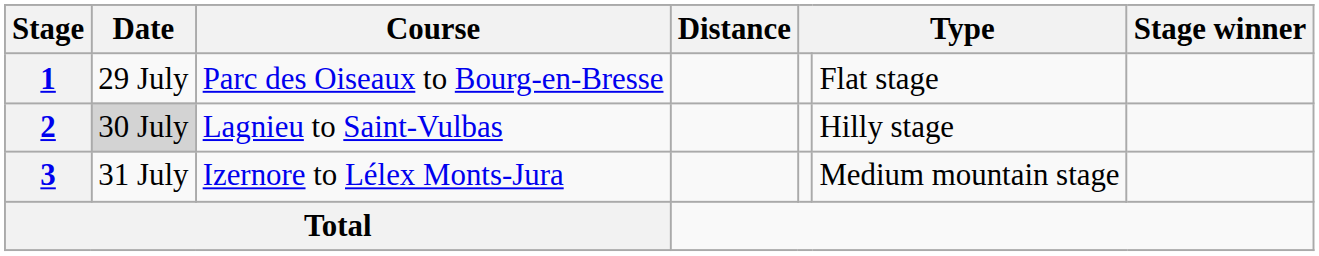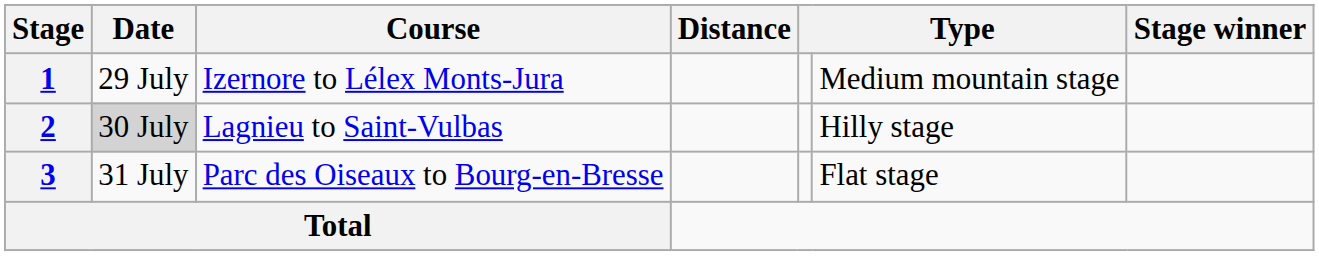(433, 77) Parc des Oiseaux to Bourg-en-Bresse -> (383, 77) Izernore to Lélex Monts-Jura
(879, 77) Flat stage -> (969, 77) Medium mountain stage
(383, 175) Izernore to Lélex Monts-Jura -> (433, 175) Parc des Oiseaux to Bourg-en-Bresse
(969, 175) Medium mountain stage -> (879, 175) Flat stage
